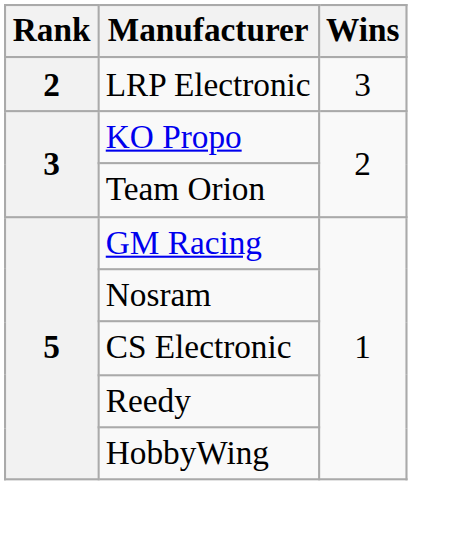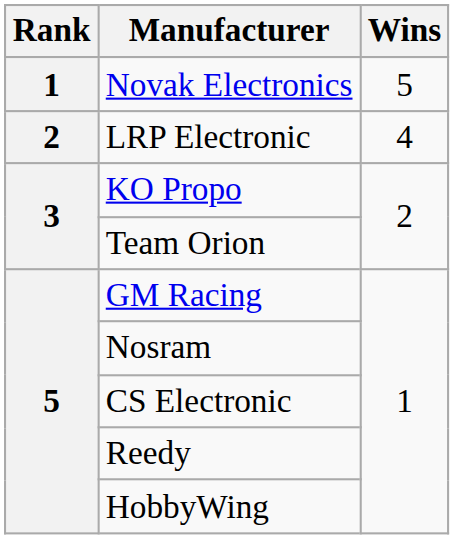+ row: (229, 83)
(363, 83) 3 -> (405, 136) 4
